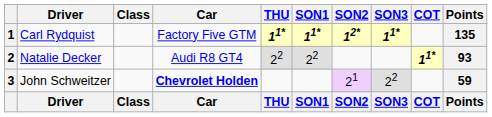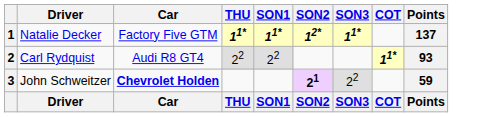- column: (133, 14)
(57, 35) Carl Rydquist -> (61, 35) Natalie Decker
(465, 35) 135 -> (426, 35) 137
(61, 58) Natalie Decker -> (57, 58) Carl Rydquist
(352, 80) normal -> (313, 80) bold
